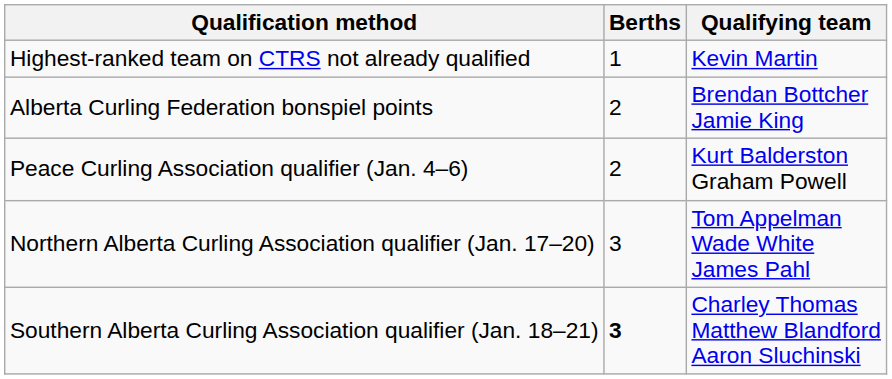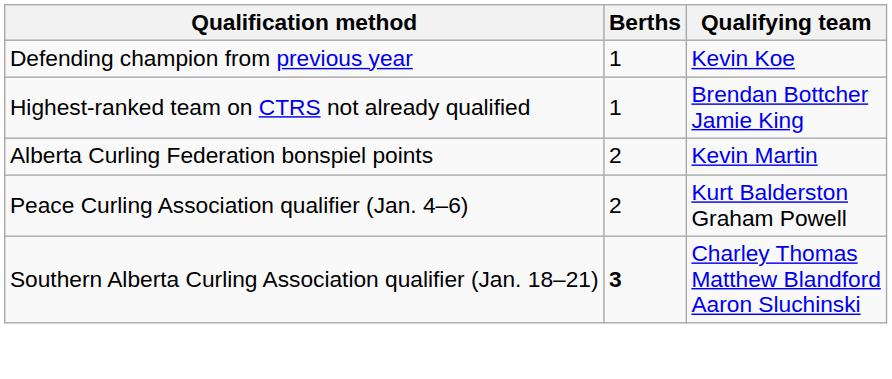+ row: (211, 58)
(755, 58) Kevin Martin -> (780, 107) Brendan Bottcher Jamie King
(780, 107) Brendan Bottcher Jamie King -> (755, 156) Kevin Martin
- row: (302, 243)
